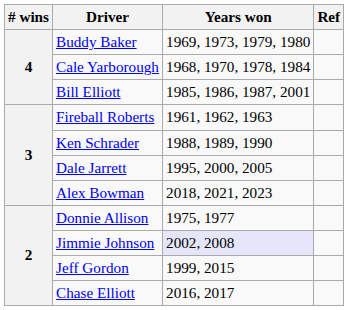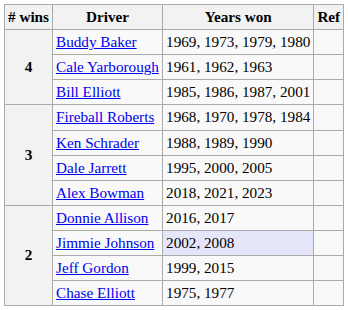(238, 67) 1968, 1970, 1978, 1984 -> (219, 67) 1961, 1962, 1963
(219, 117) 1961, 1962, 1963 -> (238, 117) 1968, 1970, 1978, 1984
(200, 217) 1975, 1977 -> (200, 217) 2016, 2017
(200, 292) 2016, 2017 -> (200, 292) 1975, 1977
